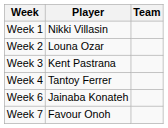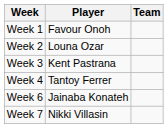(78, 30) Nikki Villasin -> (79, 30) Favour Onoh
(79, 115) Favour Onoh -> (78, 115) Nikki Villasin
